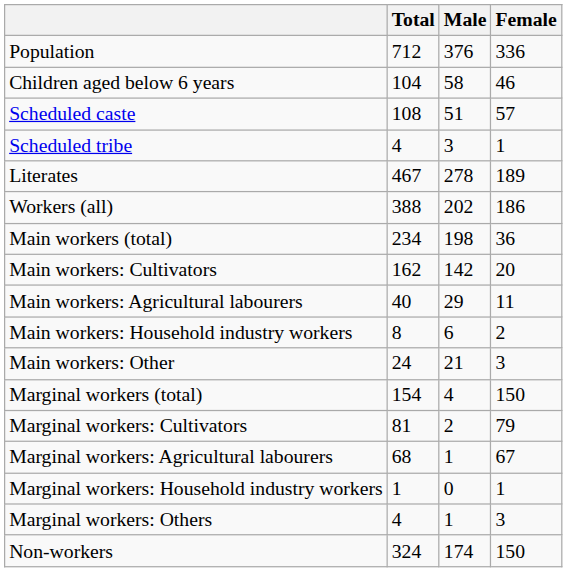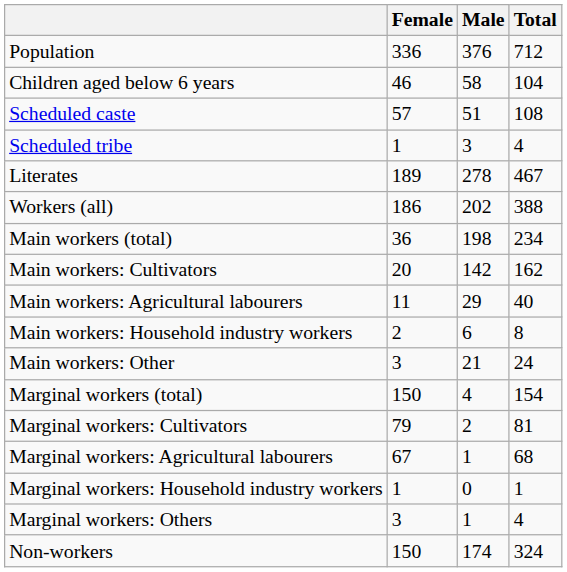columns swapped: (413, 20) <-> (526, 20)
